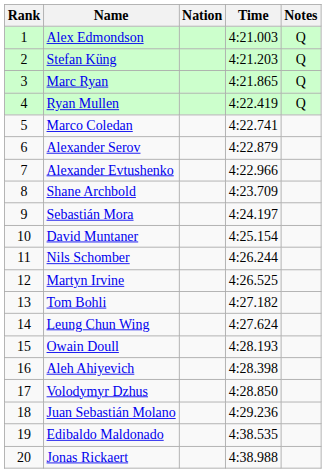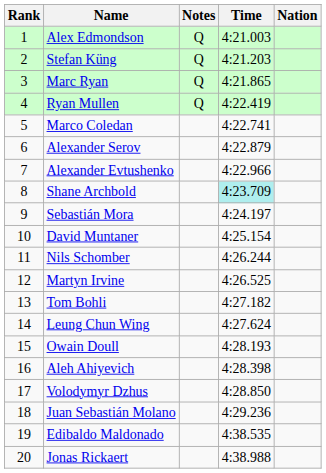columns swapped: (202, 15) <-> (301, 15)
(253, 192) no background -> (246, 192) paleturquoise background
